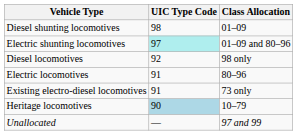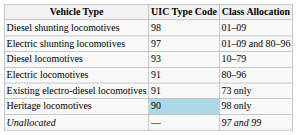(156, 43) paleturquoise background -> (156, 43) no background
(156, 59) 92 -> (156, 59) 93
(236, 59) 98 only -> (234, 59) 10–79
(234, 106) 10–79 -> (236, 106) 98 only
